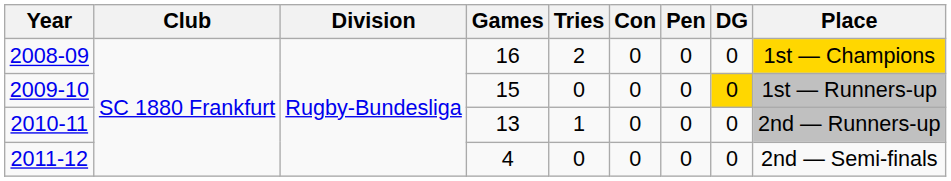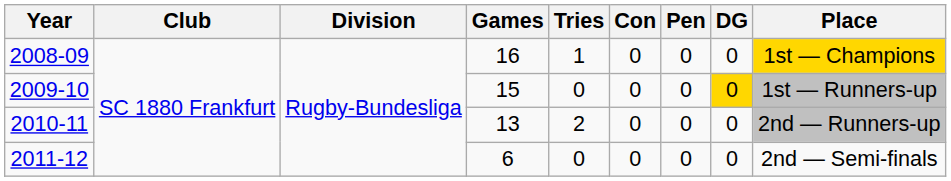(579, 55) 2 -> (579, 55) 1
(579, 124) 1 -> (579, 124) 2
(508, 158) 4 -> (508, 158) 6
